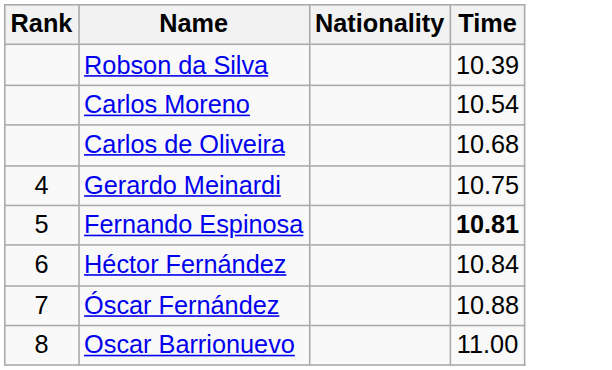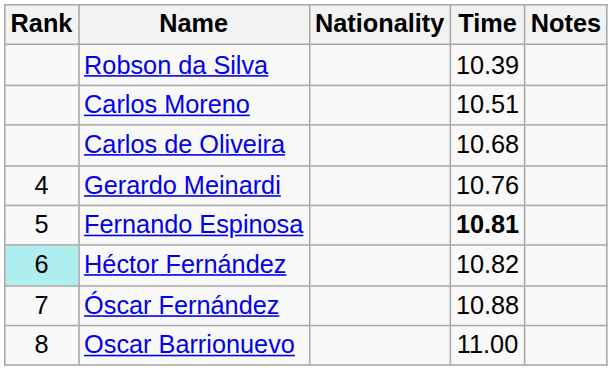+ column: (566, 24)
(488, 104) 10.54 -> (488, 104) 10.51
(488, 184) 10.75 -> (488, 184) 10.76
(42, 265) no background -> (42, 265) paleturquoise background
(488, 265) 10.84 -> (488, 265) 10.82
